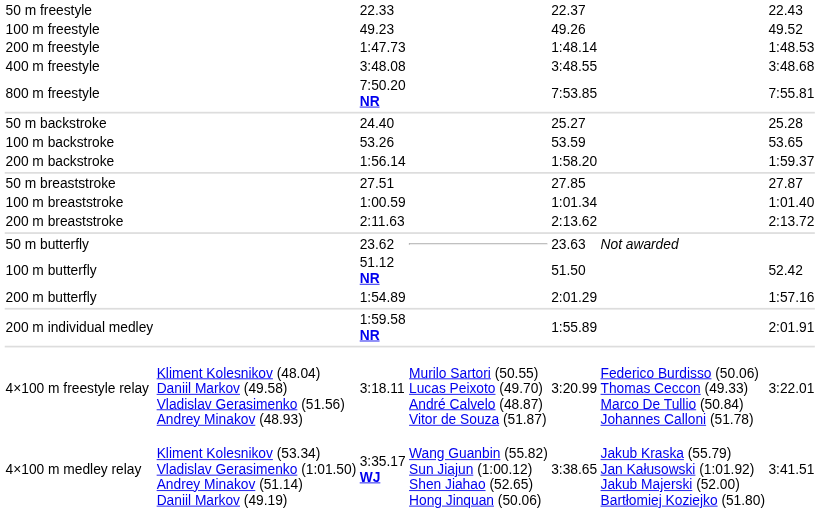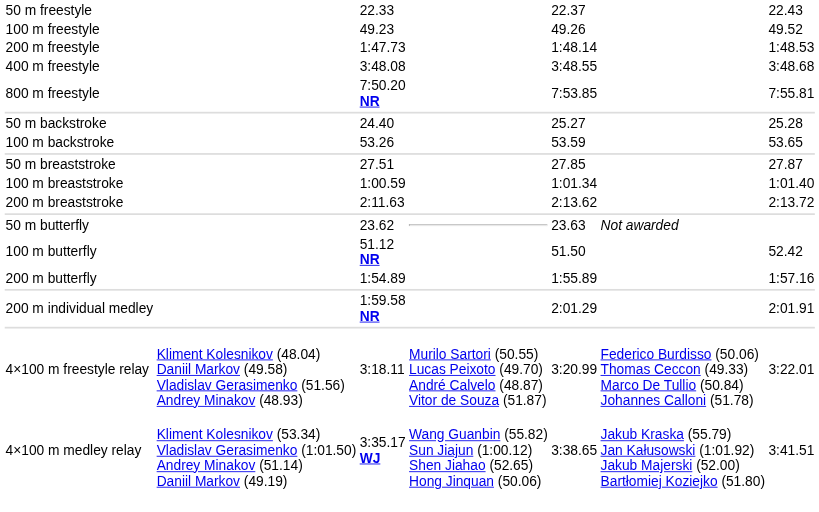- row: (60, 161)
(574, 297) 2:01.29 -> (574, 278) 1:55.89
(574, 327) 1:55.89 -> (574, 308) 2:01.29
